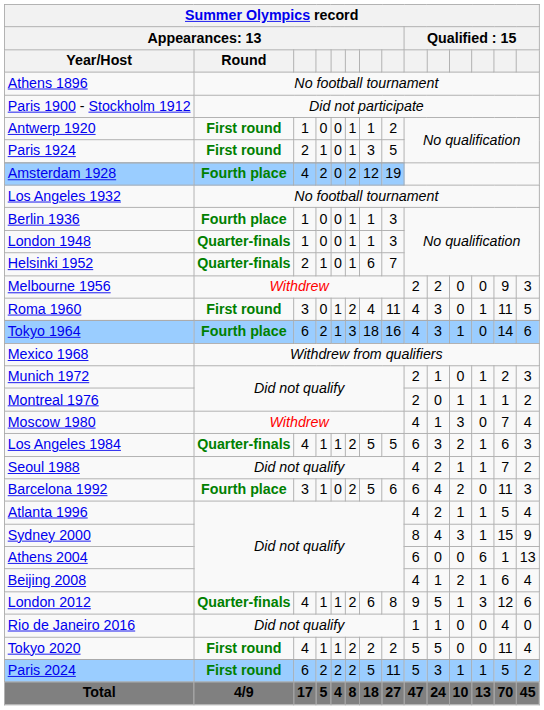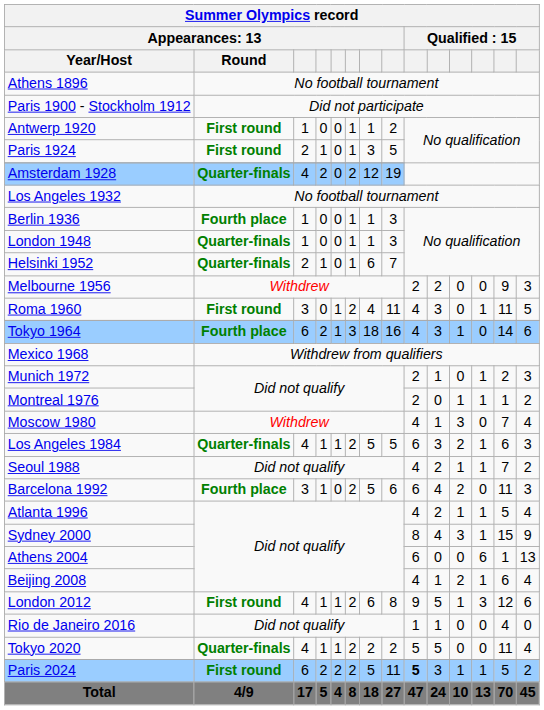(244, 173) Fourth place -> (244, 173) Quarter-finals
(244, 602) Quarter-finals -> (244, 602) First round
(244, 648) First round -> (244, 648) Quarter-finals
(416, 670) normal -> (416, 670) bold
